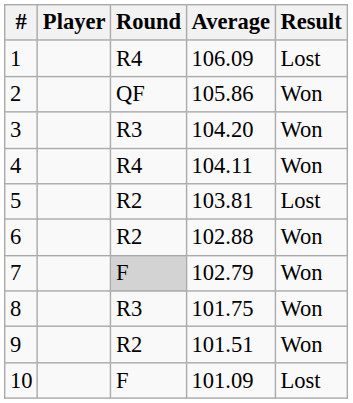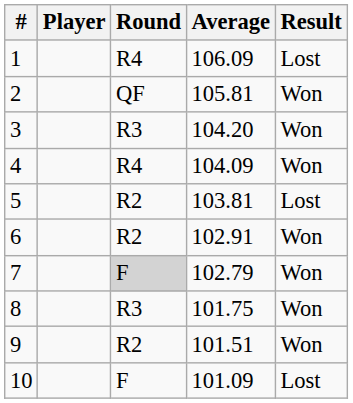(223, 93) 105.86 -> (223, 93) 105.81
(222, 165) 104.11 -> (223, 165) 104.09
(223, 237) 102.88 -> (223, 237) 102.91
